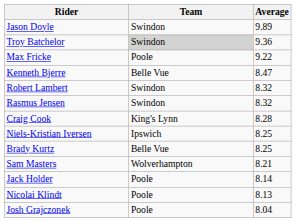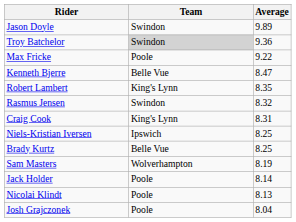(148, 88) Swindon -> (154, 88) King's Lynn
(264, 88) 8.32 -> (264, 88) 8.35
(264, 118) 8.28 -> (264, 118) 8.31
(264, 164) 8.21 -> (264, 164) 8.19
